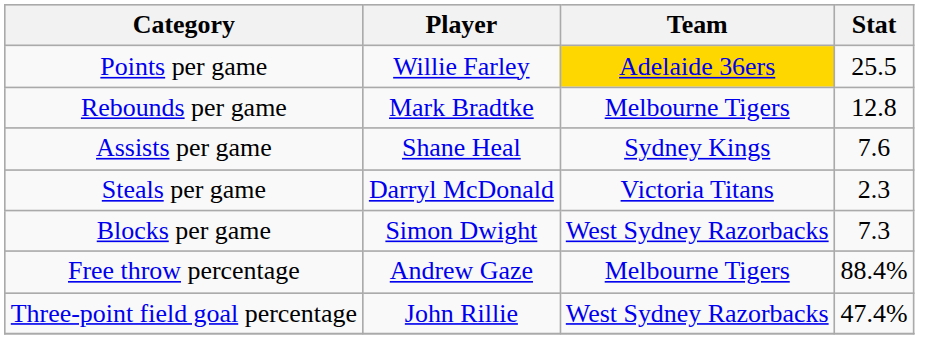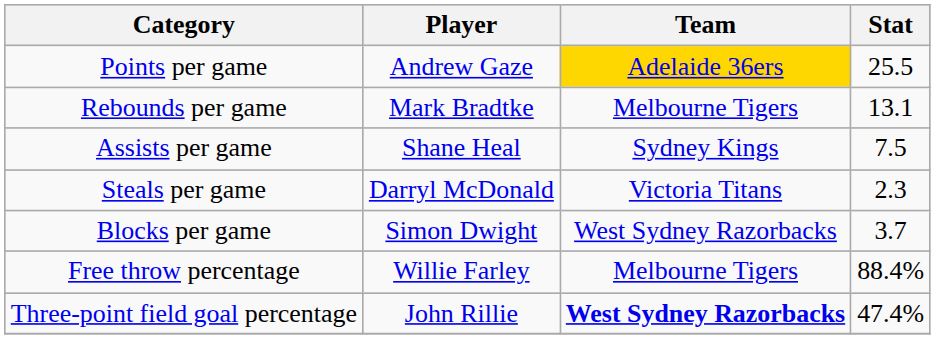(461, 66) Willie Farley -> (461, 66) Andrew Gaze
(874, 107) 12.8 -> (891, 107) 13.1
(874, 148) 7.6 -> (891, 148) 7.5
(874, 230) 7.3 -> (891, 230) 3.7
(461, 271) Andrew Gaze -> (461, 271) Willie Farley
(697, 312) normal -> (705, 312) bold
